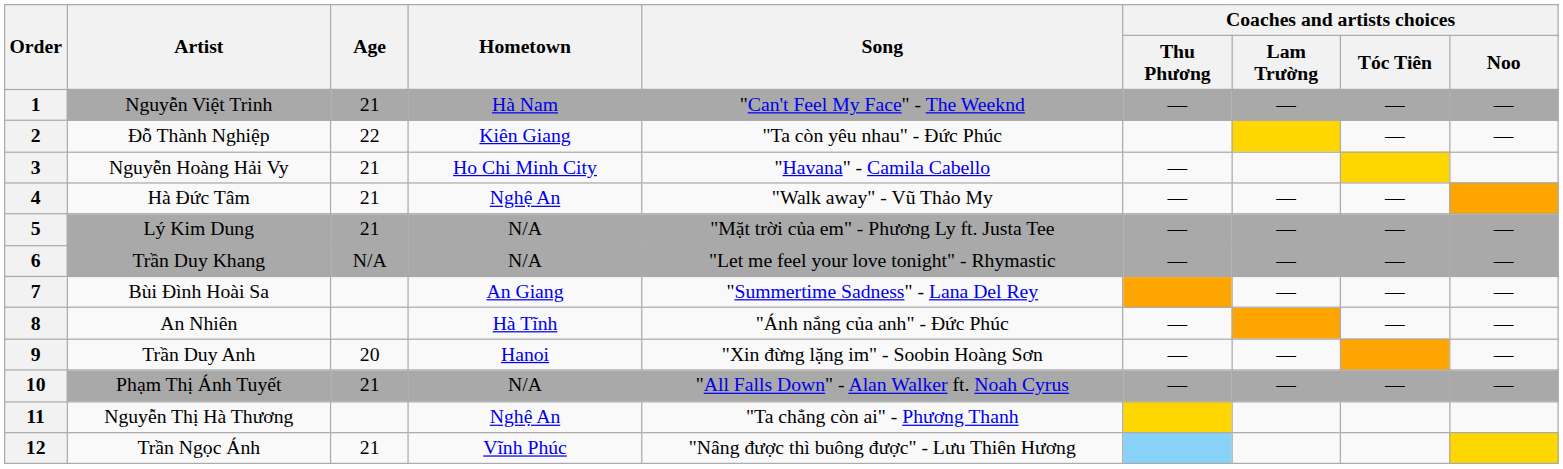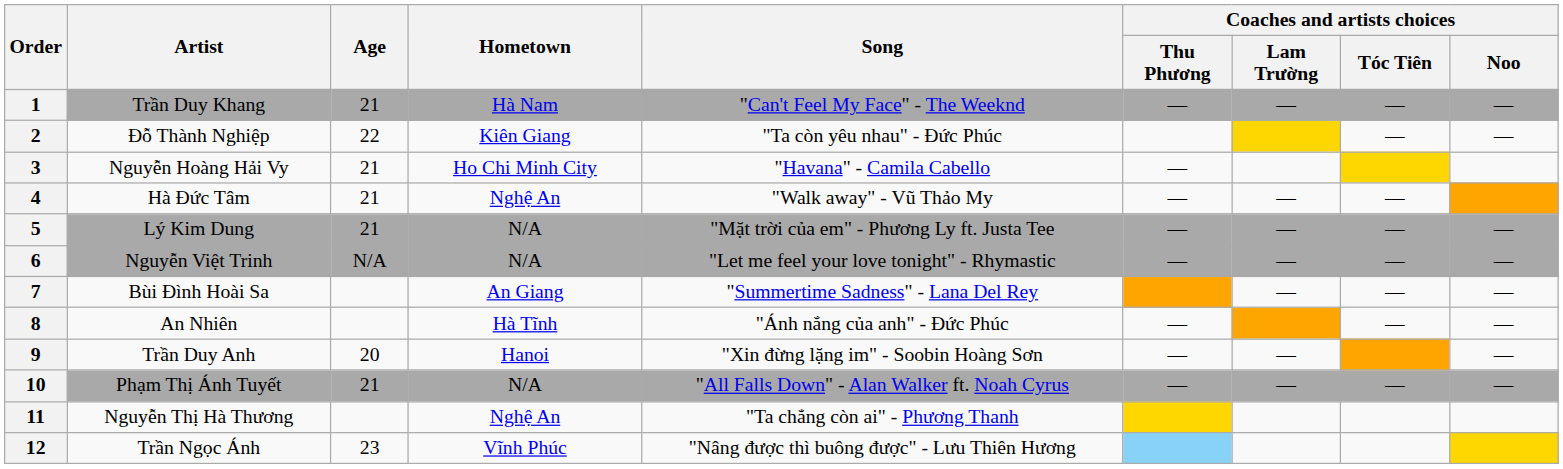(199, 104) Nguyễn Việt Trinh -> (199, 104) Trần Duy Khang
(199, 260) Trần Duy Khang -> (199, 260) Nguyễn Việt Trinh
(370, 447) 21 -> (370, 447) 23
